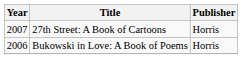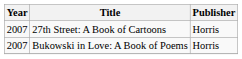(17, 45) 2006 -> (17, 45) 2007
